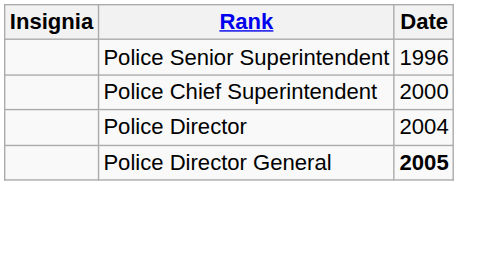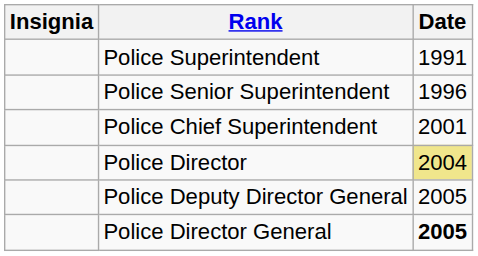+ row: (211, 57)
(424, 92) 2000 -> (442, 127) 2001
(424, 127) no background -> (442, 162) khaki background
+ row: (256, 197)
